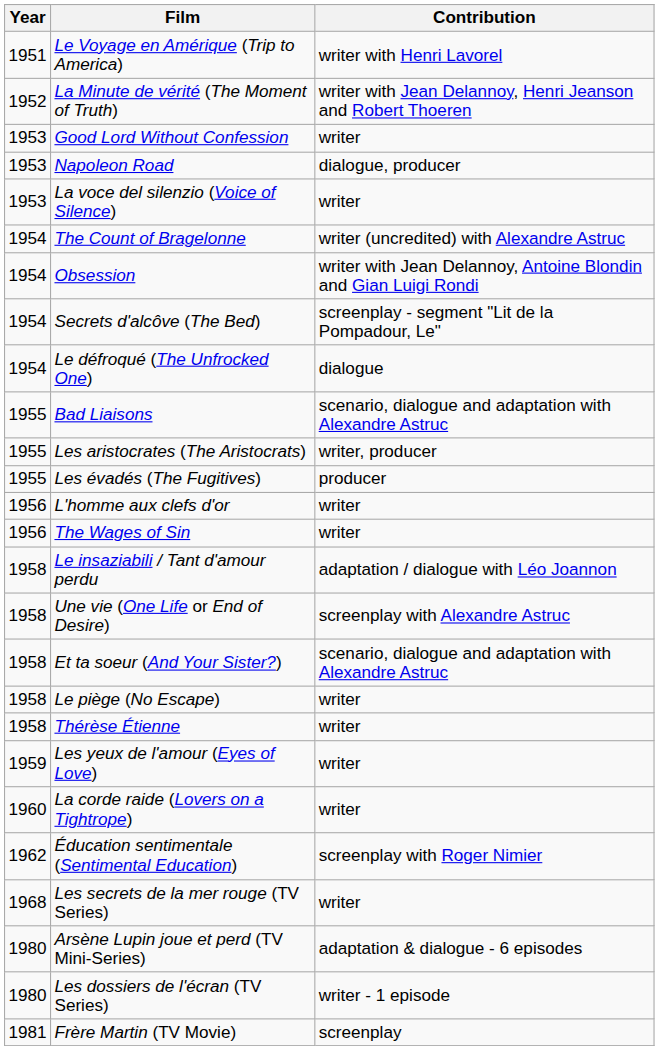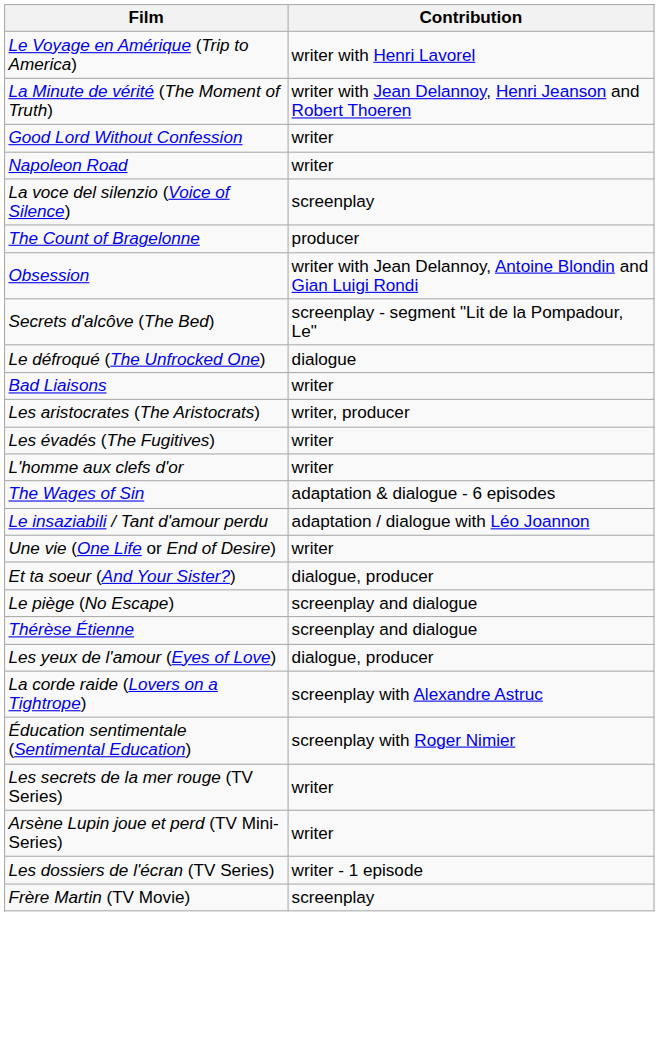- column: (28, 18)
(390, 165) dialogue, producer -> (313, 165) writer
(340, 201) writer -> (333, 201) screenplay
(472, 238) writer (uncredited) with Alexandre Astruc -> (325, 238) producer
(465, 414) scenario, dialogue and adaptation with Alexandre Astruc -> (313, 385) writer
(353, 478) producer -> (313, 440) writer
(340, 533) writer -> (423, 494) adaptation & dialogue - 6 episodes
(444, 616) screenplay with Alexandre Astruc -> (313, 548) writer
(465, 662) scenario, dialogue and adaptation with Alexandre Astruc -> (363, 575) dialogue, producer
(340, 699) writer -> (384, 603) screenplay and dialogue
(340, 726) writer -> (384, 630) screenplay and dialogue
(340, 763) writer -> (363, 657) dialogue, producer
(340, 809) writer -> (417, 694) screenplay with Alexandre Astruc
(451, 948) adaptation & dialogue - 6 episodes -> (313, 833) writer
